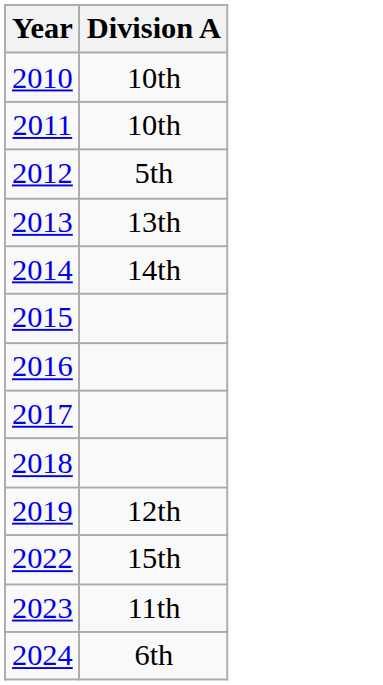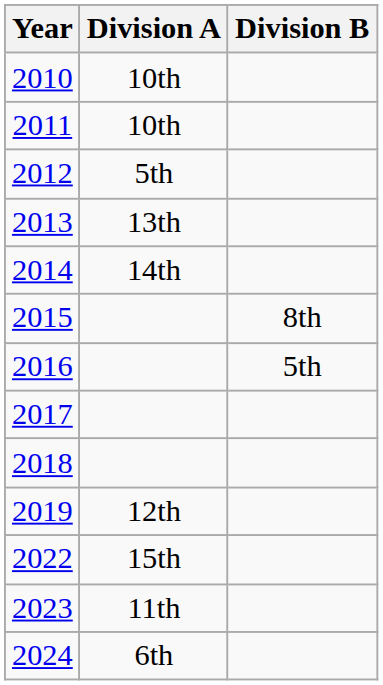+ column: (302, 28)
